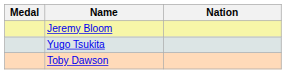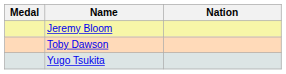rows swapped: (76, 45) <-> (78, 61)
